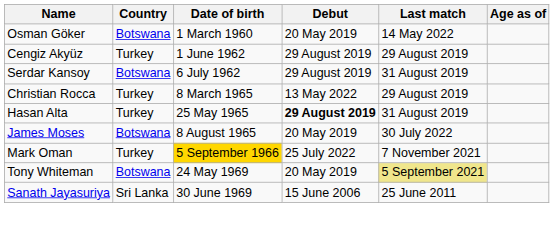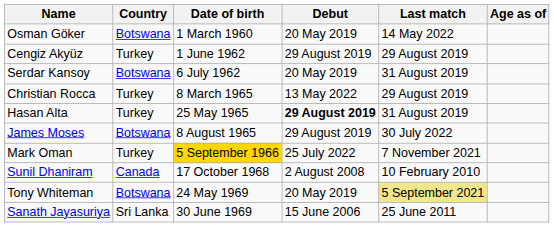(328, 73) 29 August 2019 -> (321, 73) 20 May 2019
(321, 133) 20 May 2019 -> (328, 133) 29 August 2019
+ row: (50, 172)
